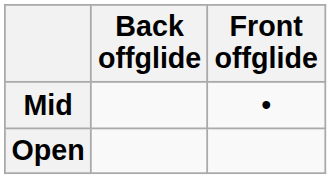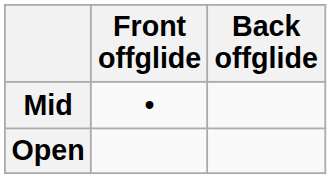columns swapped: (266, 43) <-> (150, 43)
